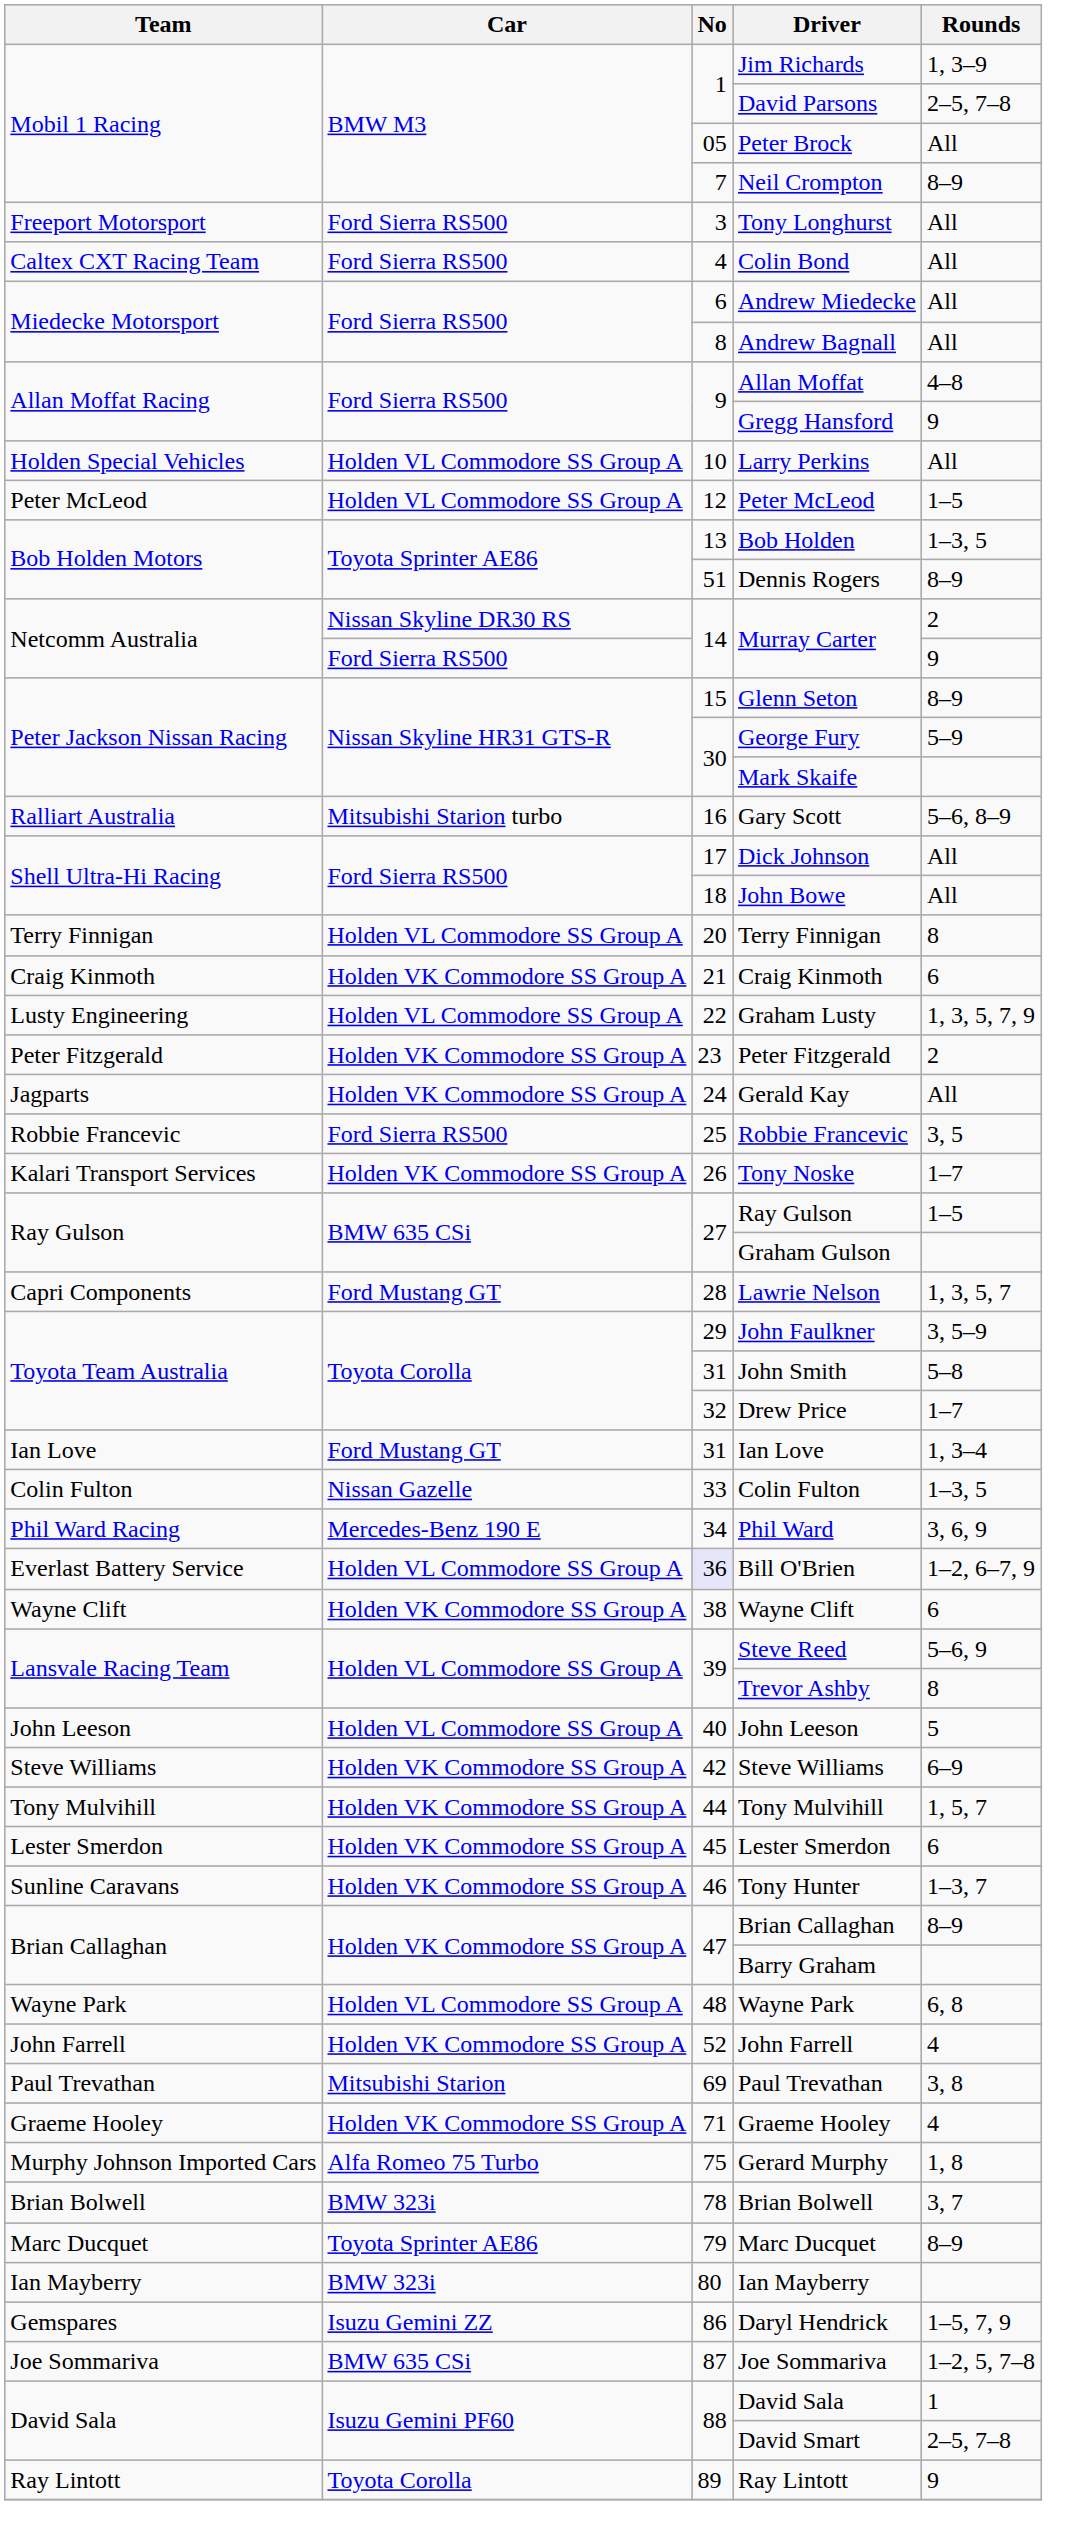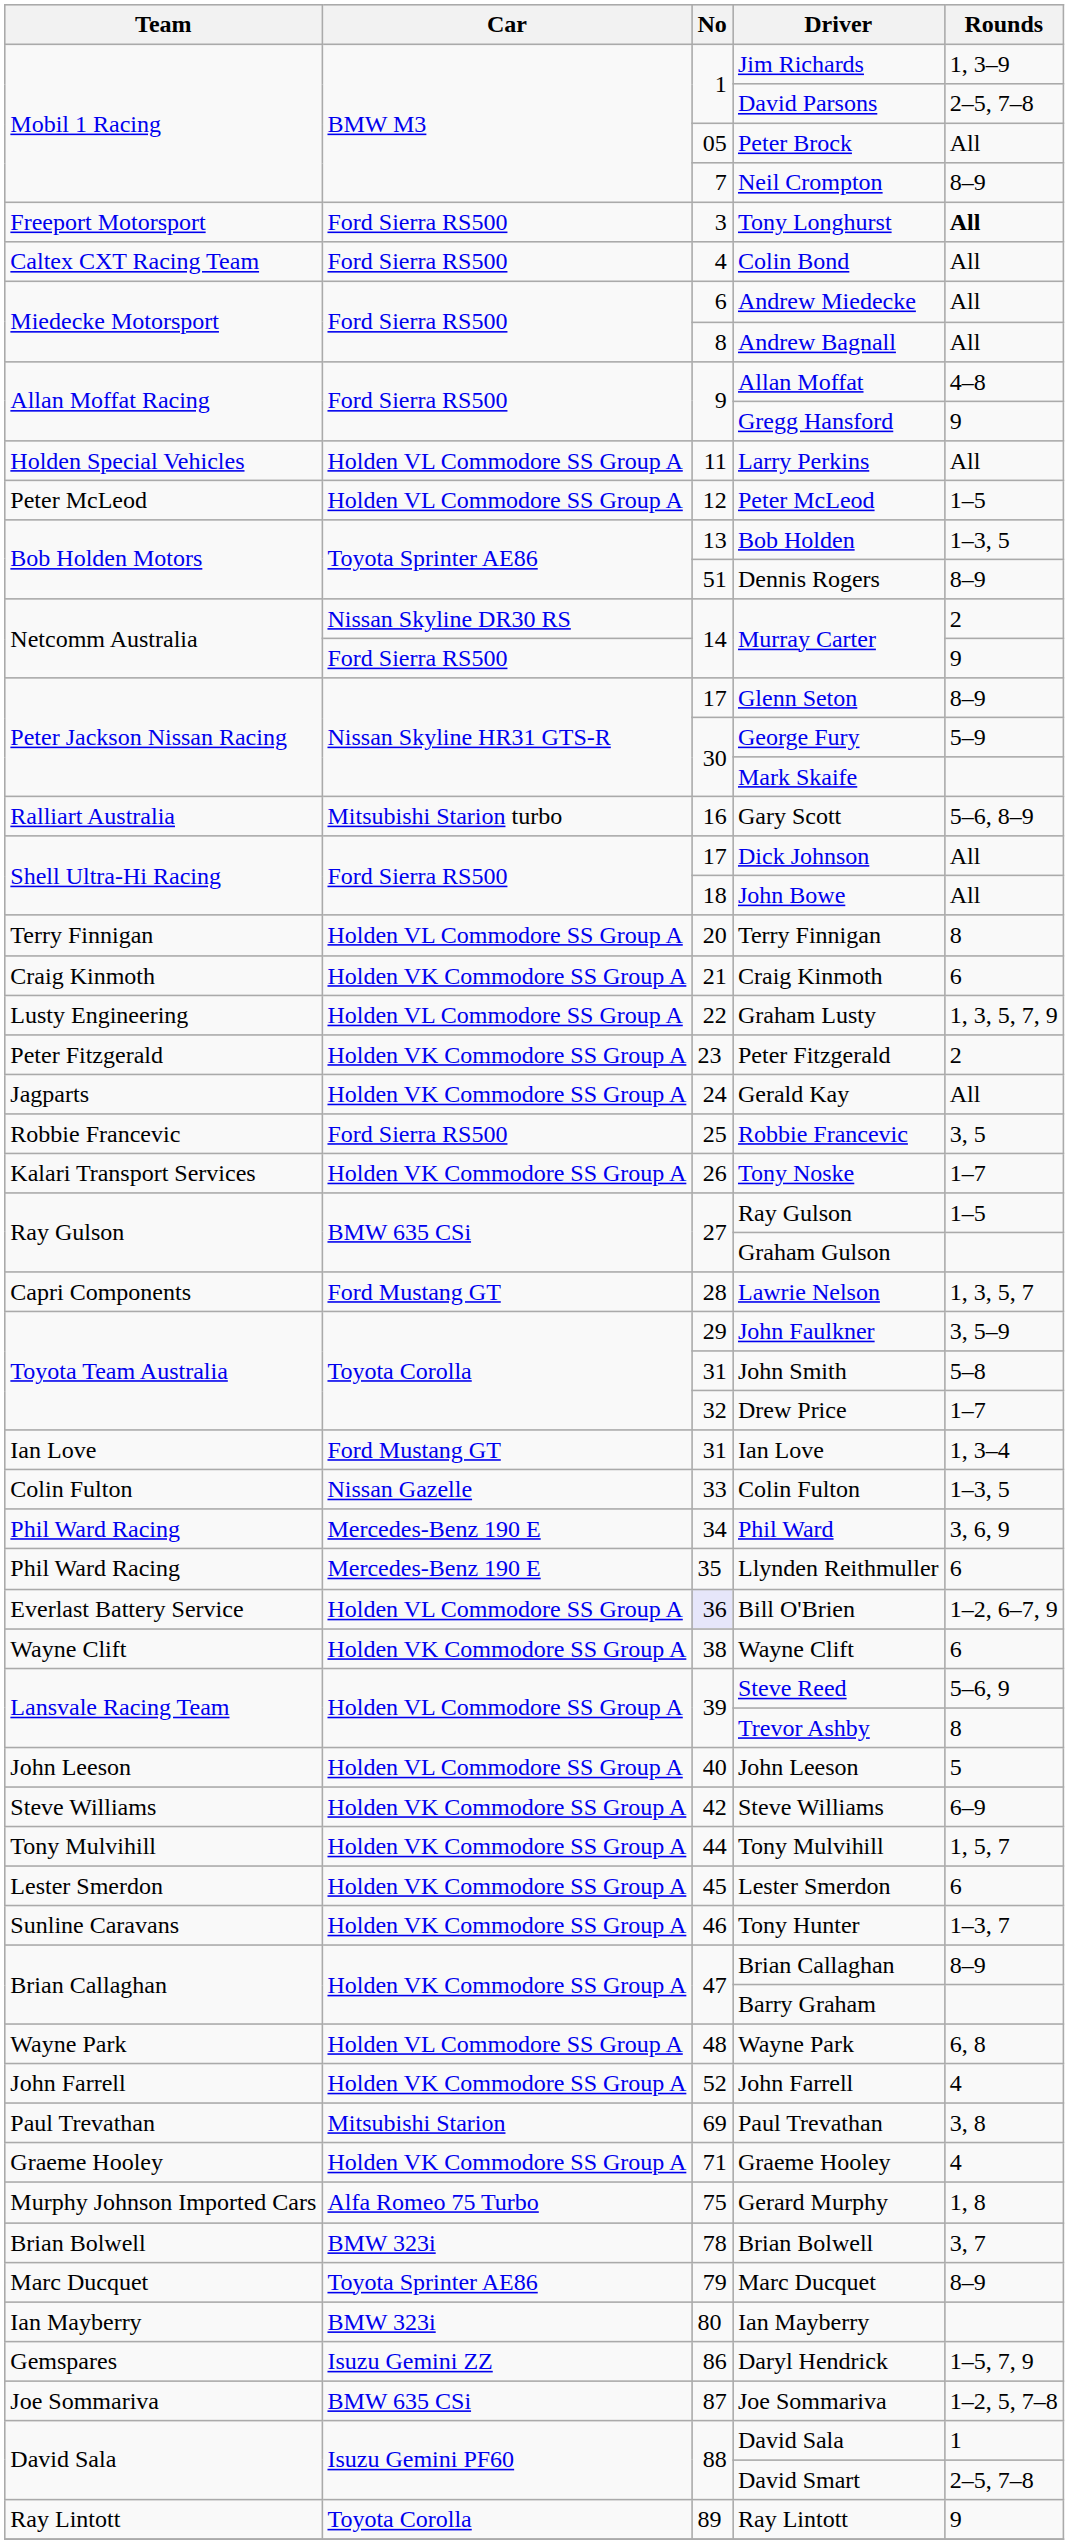(942, 222) normal -> (965, 222) bold
(715, 460) 10 -> (715, 460) 11
(715, 697) 15 -> (715, 697) 17
+ row: (434, 1568)
